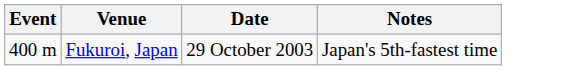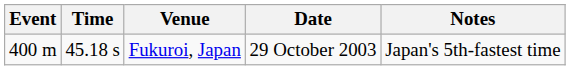+ column: (93, 19)
